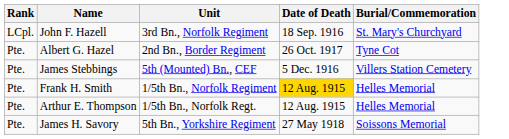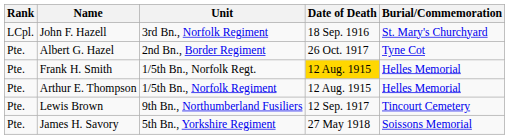- row: (78, 69)
(209, 87) 1/5th Bn., Norfolk Regiment -> (199, 69) 1/5th Bn., Norfolk Regt.
(199, 106) 1/5th Bn., Norfolk Regt. -> (209, 87) 1/5th Bn., Norfolk Regiment
+ row: (71, 106)
